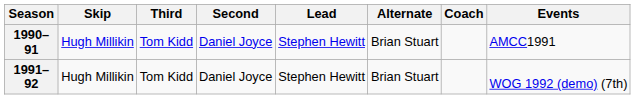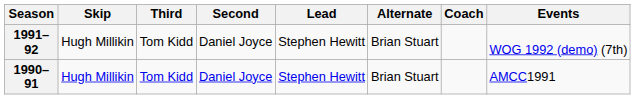rows swapped: (31, 42) <-> (31, 76)
